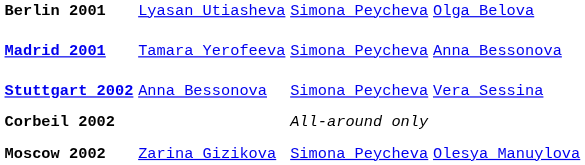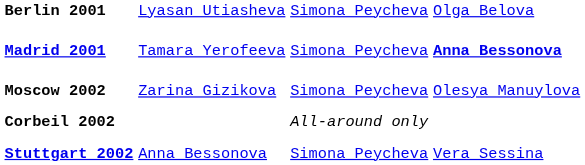(497, 50) normal -> (497, 50) bold
rows swapped: (55, 153) <-> (69, 90)
